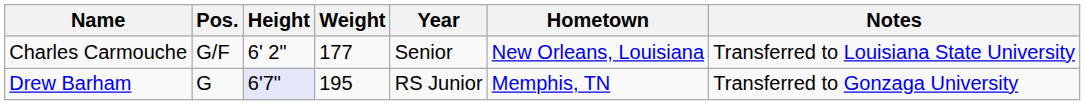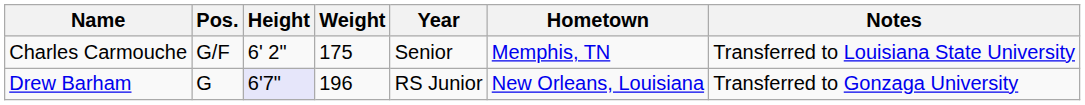(336, 52) 177 -> (336, 52) 175
(598, 52) New Orleans, Louisiana -> (551, 52) Memphis, TN
(336, 83) 195 -> (336, 83) 196
(551, 83) Memphis, TN -> (598, 83) New Orleans, Louisiana
